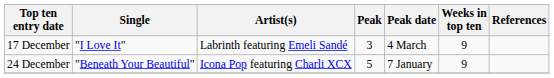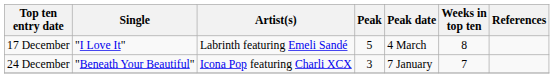(369, 45) 3 -> (369, 45) 5
(464, 45) 9 -> (464, 45) 8
(369, 63) 5 -> (369, 63) 3
(464, 63) 9 -> (464, 63) 7
